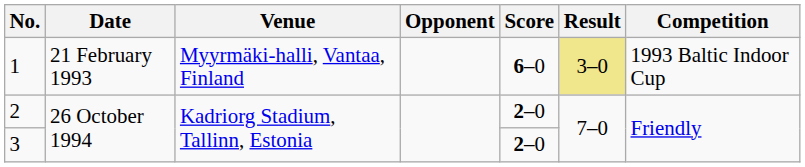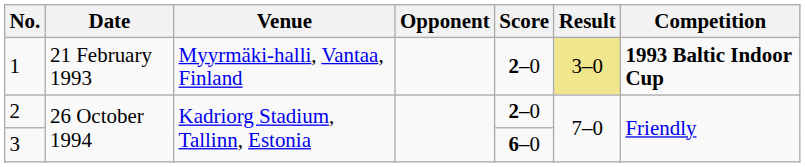(529, 66) 6–0 -> (524, 66) 2–0
(710, 66) normal -> (709, 66) bold
(529, 144) 2–0 -> (524, 144) 6–0
